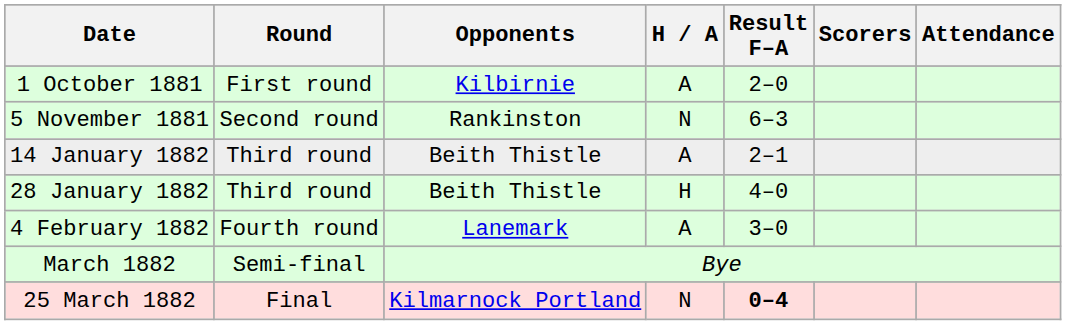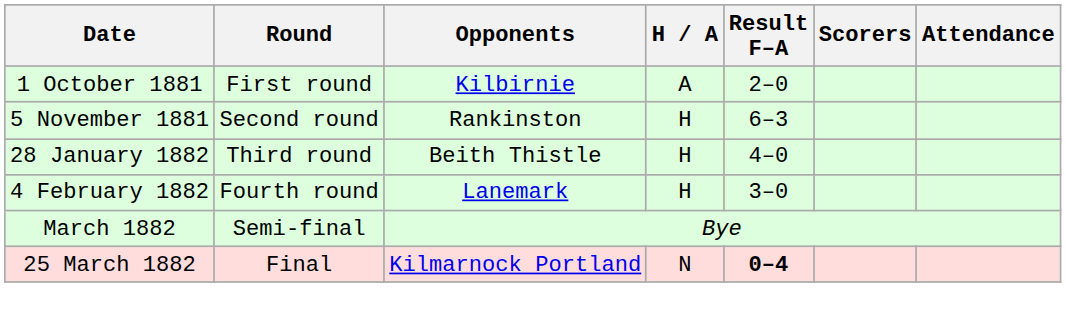(685, 120) N -> (685, 120) H
- row: (110, 156)
(685, 228) A -> (685, 192) H
